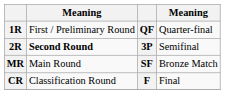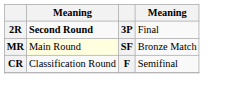- row: (15, 29)
(179, 46) Semifinal -> (148, 29) Final
(55, 63) no background -> (55, 46) lightyellow background
(170, 80) Final -> (158, 63) Semifinal
